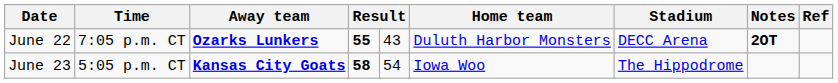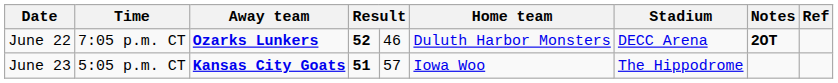(361, 41) 55 -> (361, 41) 52
(392, 41) 43 -> (392, 41) 46
(361, 65) 58 -> (361, 65) 51
(392, 65) 54 -> (392, 65) 57
